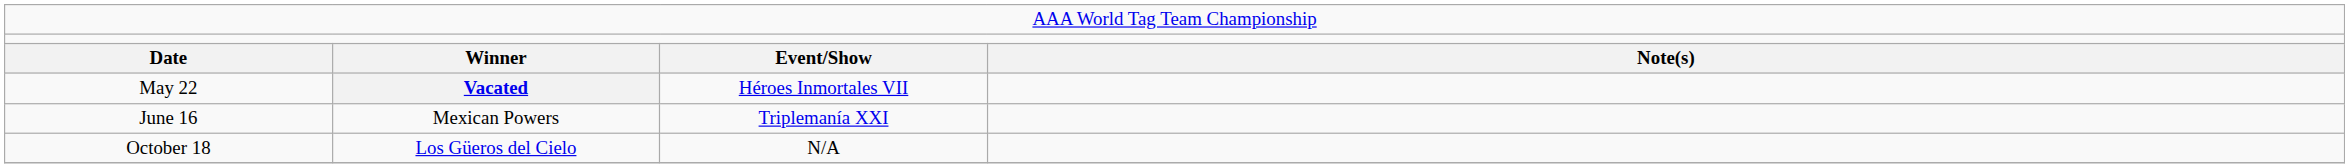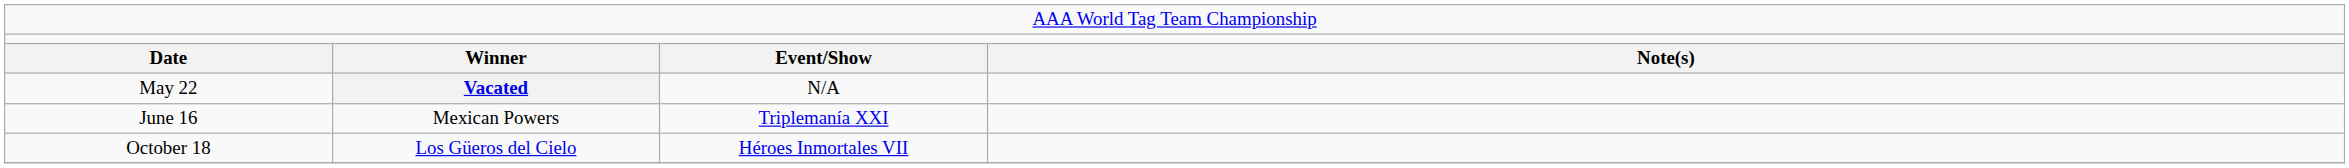(824, 88) Héroes Inmortales VII -> (824, 88) N/A
(824, 147) N/A -> (824, 147) Héroes Inmortales VII
